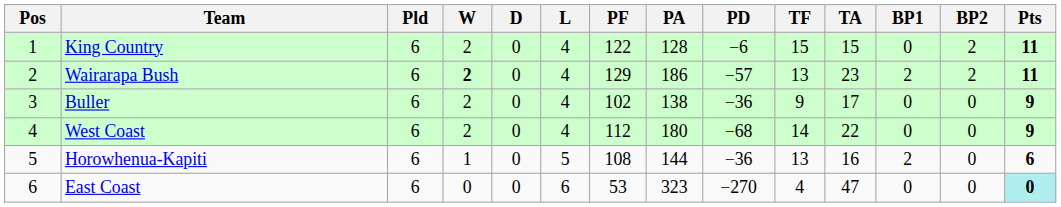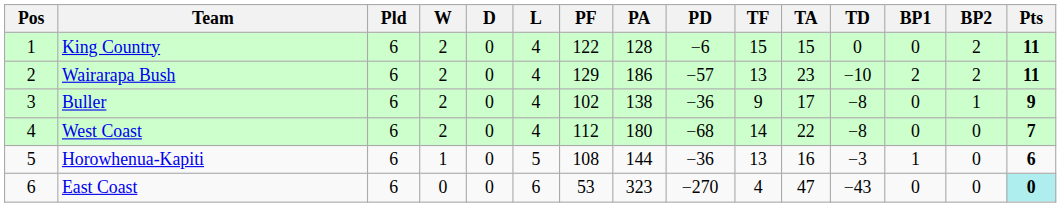+ column: (858, 18)
(467, 74) bold -> (443, 74) normal
(972, 103) 0 -> (976, 103) 1
(1030, 131) 9 -> (1031, 131) 7
(908, 159) 2 -> (916, 159) 1
